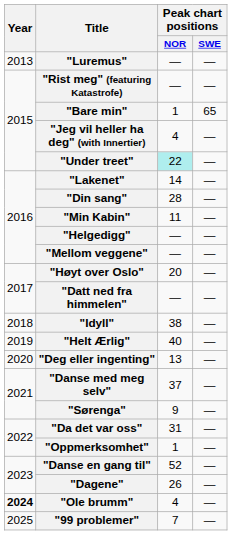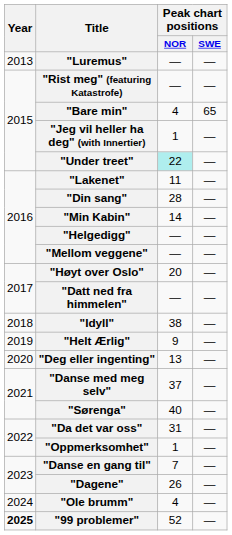(175, 111) 1 -> (175, 111) 4
(175, 136) 4 -> (175, 136) 1
(175, 179) 14 -> (175, 179) 11
(175, 217) 11 -> (175, 217) 14
(175, 341) 40 -> (175, 341) 9
(175, 410) 9 -> (175, 410) 40
(175, 465) 52 -> (175, 465) 7
(20, 502) bold -> (20, 502) normal
(20, 521) normal -> (20, 521) bold
(175, 521) 7 -> (175, 521) 52
